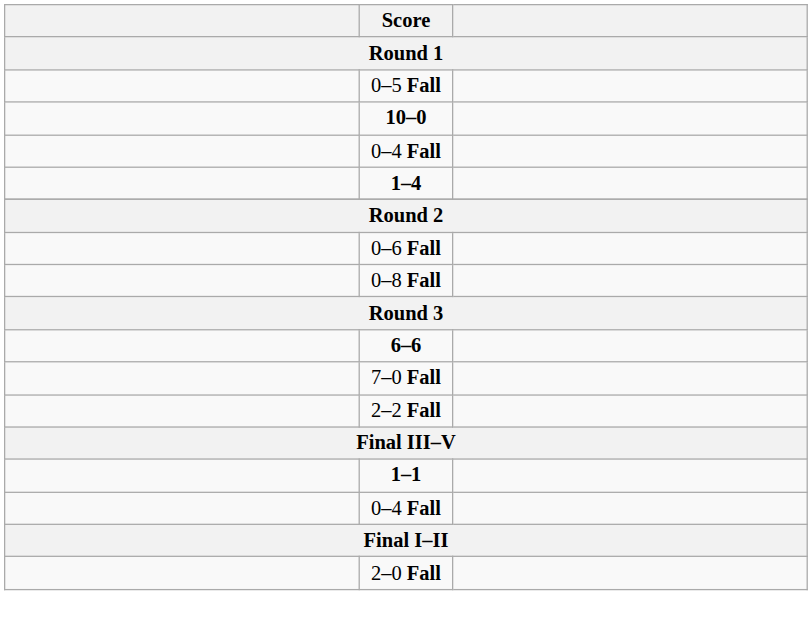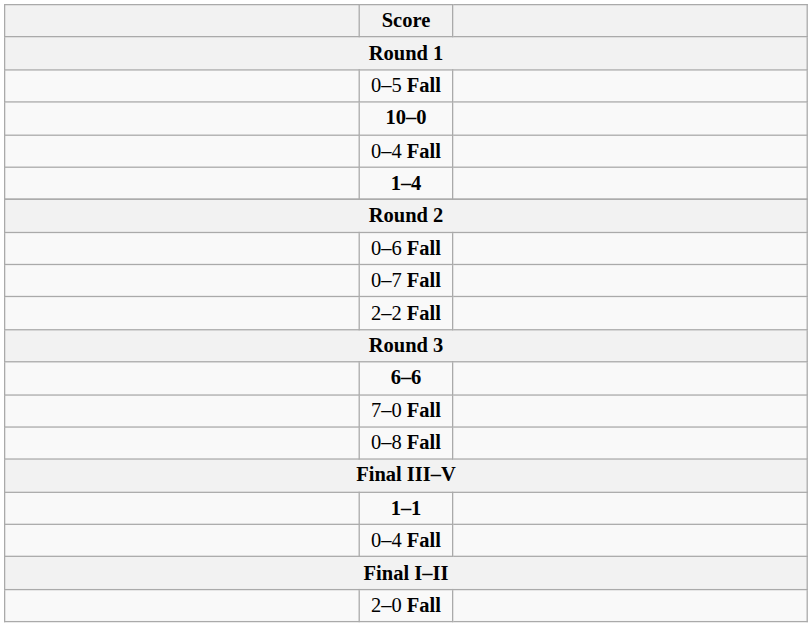+ row: (182, 281)
rows swapped: (182, 281) <-> (182, 411)
